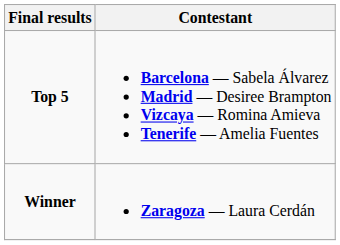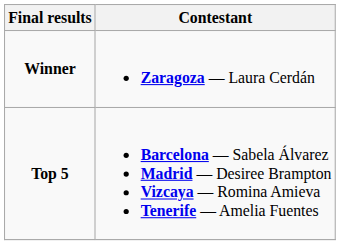rows swapped: (50, 201) <-> (50, 97)
